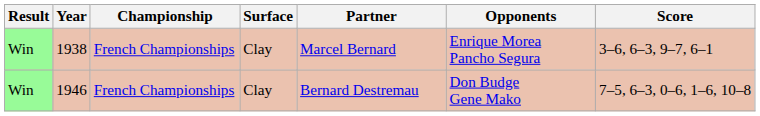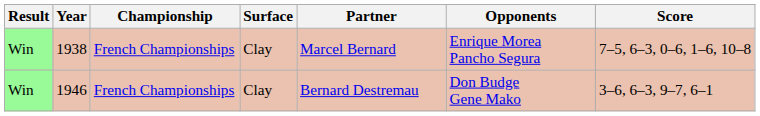(656, 49) 3–6, 6–3, 9–7, 6–1 -> (675, 49) 7–5, 6–3, 0–6, 1–6, 10–8
(675, 90) 7–5, 6–3, 0–6, 1–6, 10–8 -> (656, 90) 3–6, 6–3, 9–7, 6–1
